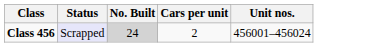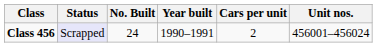+ column: (187, 13)
(132, 32) lightgrey background -> (132, 32) no background
